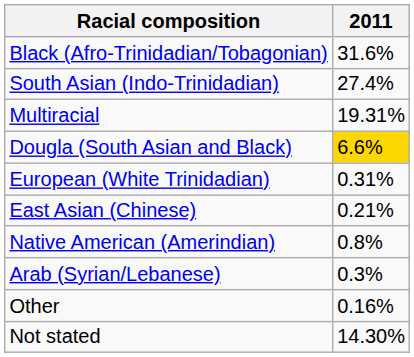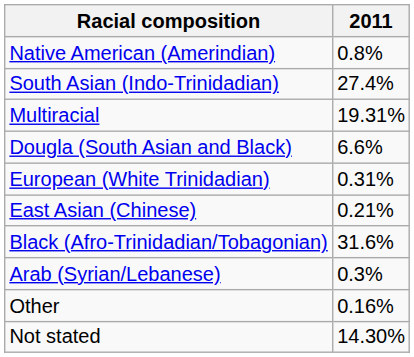rows swapped: (169, 53) <-> (142, 242)
(360, 147) gold background -> (360, 147) no background
